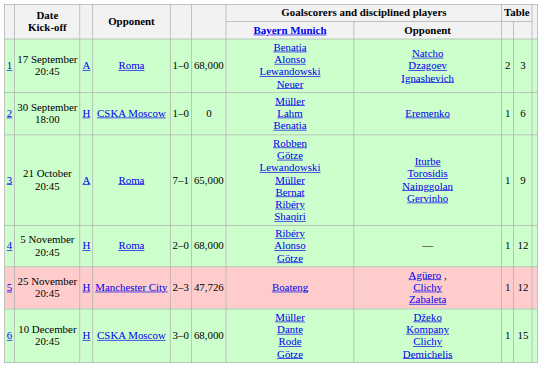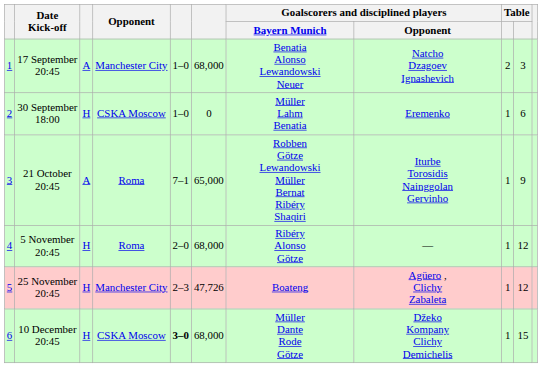(131, 65) Roma -> (131, 65) Manchester City
(181, 335) normal -> (181, 335) bold
